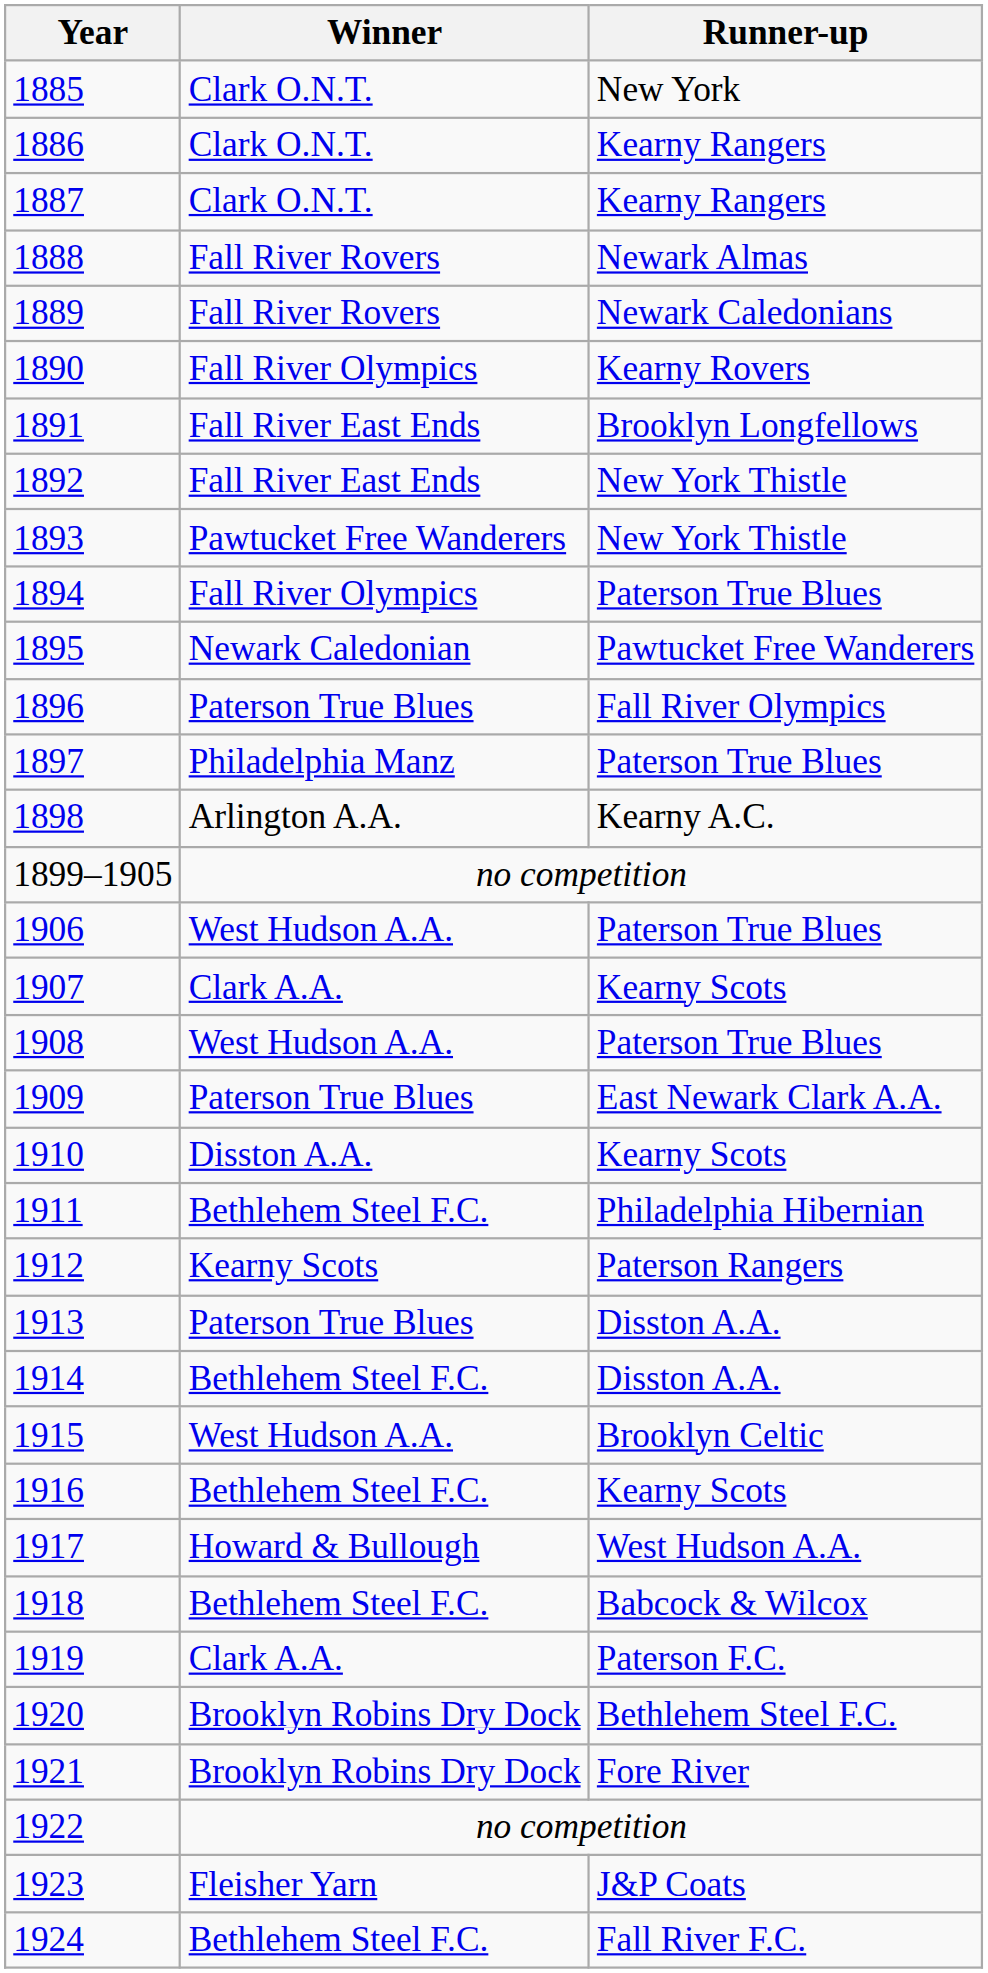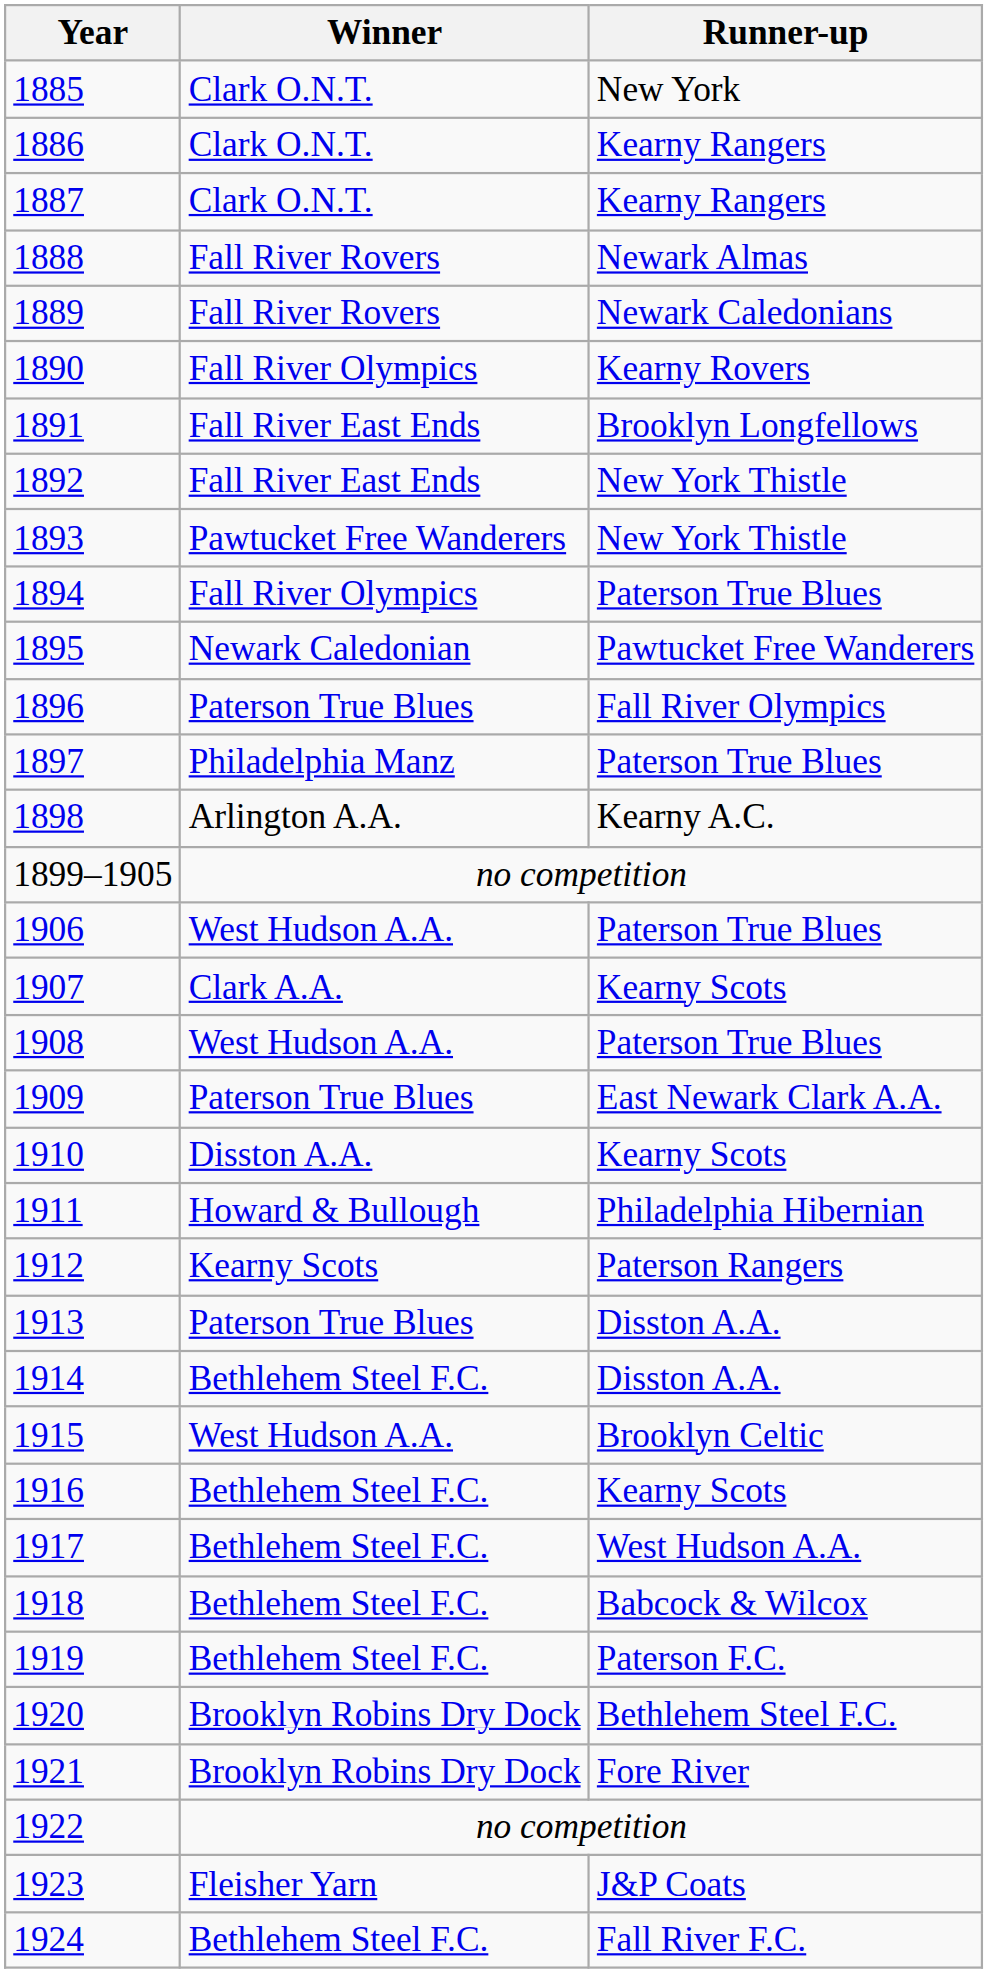(339, 1210) Bethlehem Steel F.C. -> (334, 1210) Howard & Bullough
(334, 1546) Howard & Bullough -> (339, 1546) Bethlehem Steel F.C.
(266, 1658) Clark A.A. -> (339, 1658) Bethlehem Steel F.C.
